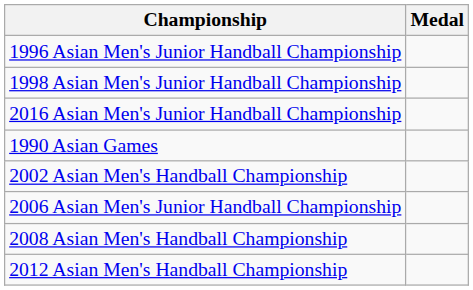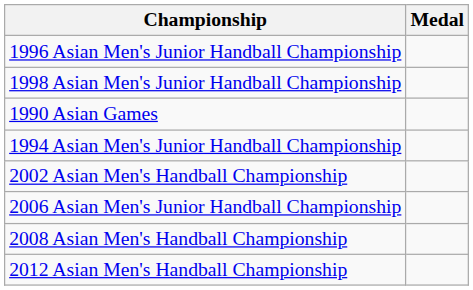- row: (205, 113)
+ row: (205, 144)
